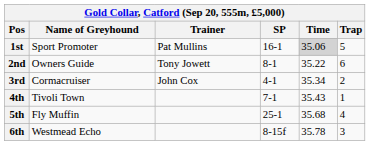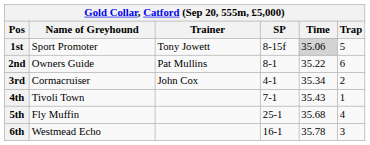(182, 47) Pat Mullins -> (184, 47) Tony Jowett
(273, 47) 16-1 -> (274, 47) 8-15f
(184, 64) Tony Jowett -> (182, 64) Pat Mullins
(274, 132) 8-15f -> (273, 132) 16-1
